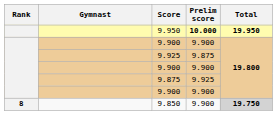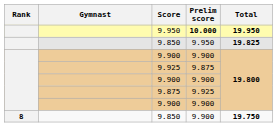+ row: (169, 44)
(246, 104) lightgrey background -> (246, 117) no background
